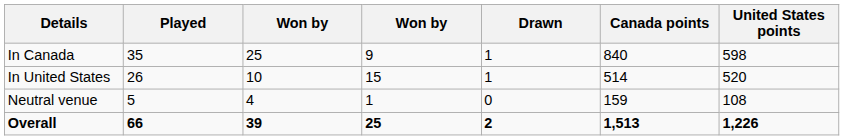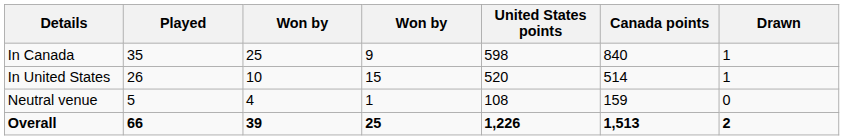columns swapped: (541, 24) <-> (779, 24)
